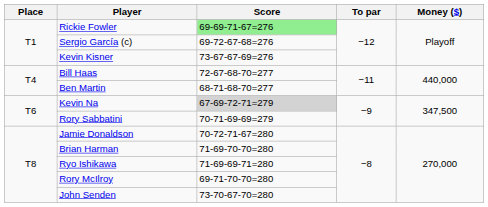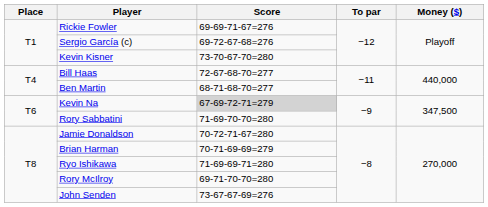(236, 27) lightgreen background -> (236, 27) no background
(236, 57) 73-67-67-69=276 -> (236, 57) 73-70-67-70=280
(236, 118) 70-71-69-69=279 -> (236, 118) 71-69-70-70=280
(236, 149) 71-69-70-70=280 -> (236, 149) 70-71-69-69=279
(236, 194) 73-70-67-70=280 -> (236, 194) 73-67-67-69=276
